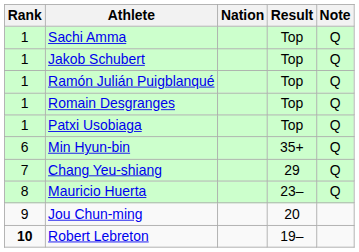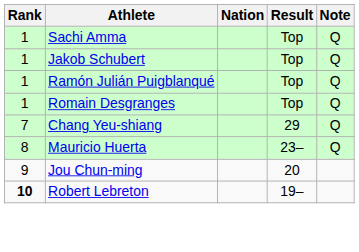- row: (95, 125)
- row: (89, 147)
